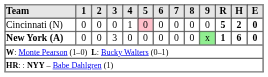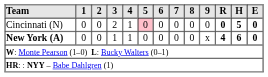(115, 24) 0 -> (115, 24) 2
(223, 24) 5 -> (223, 24) 0
(239, 24) 2 -> (239, 24) 5
(115, 38) 3 -> (115, 38) 1
(130, 38) 0 -> (130, 38) 1
(207, 38) lightgreen background -> (207, 38) no background
(223, 38) 1 -> (223, 38) 4
